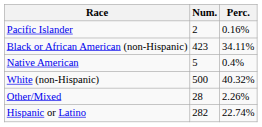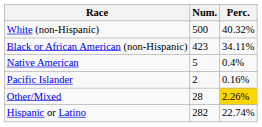rows swapped: (53, 79) <-> (40, 29)
(236, 96) no background -> (236, 96) gold background
